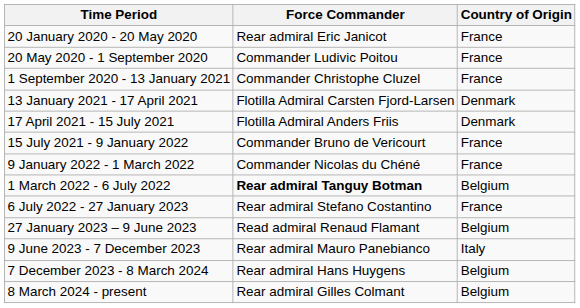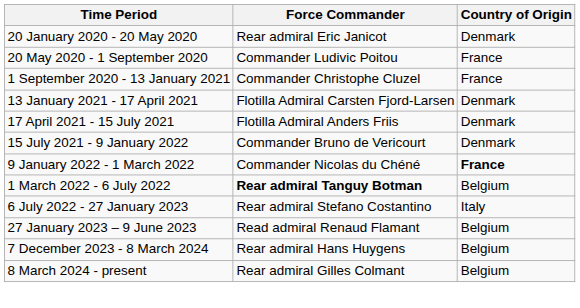(482, 36) France -> (488, 36) Denmark
(482, 143) France -> (488, 143) Denmark
(482, 164) normal -> (483, 164) bold
(482, 206) France -> (473, 206) Italy
- row: (104, 249)
